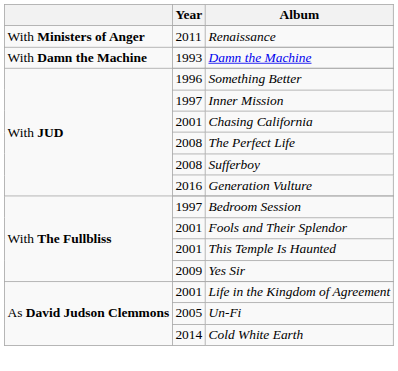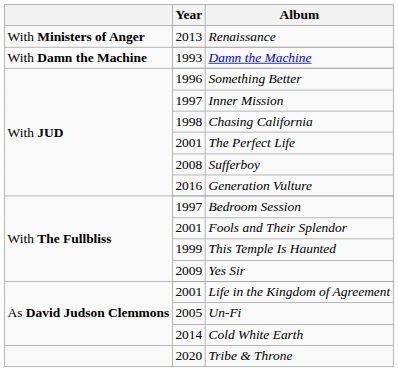(189, 36) 2011 -> (189, 36) 2013
(189, 121) 2001 -> (189, 121) 1998
(189, 143) 2008 -> (189, 143) 2001
(189, 249) 2001 -> (189, 249) 1999
+ row: (88, 356)
